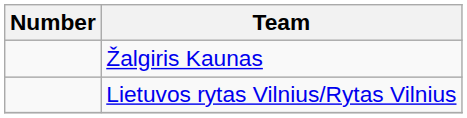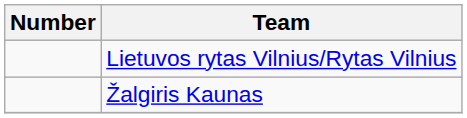rows swapped: (185, 58) <-> (281, 94)
